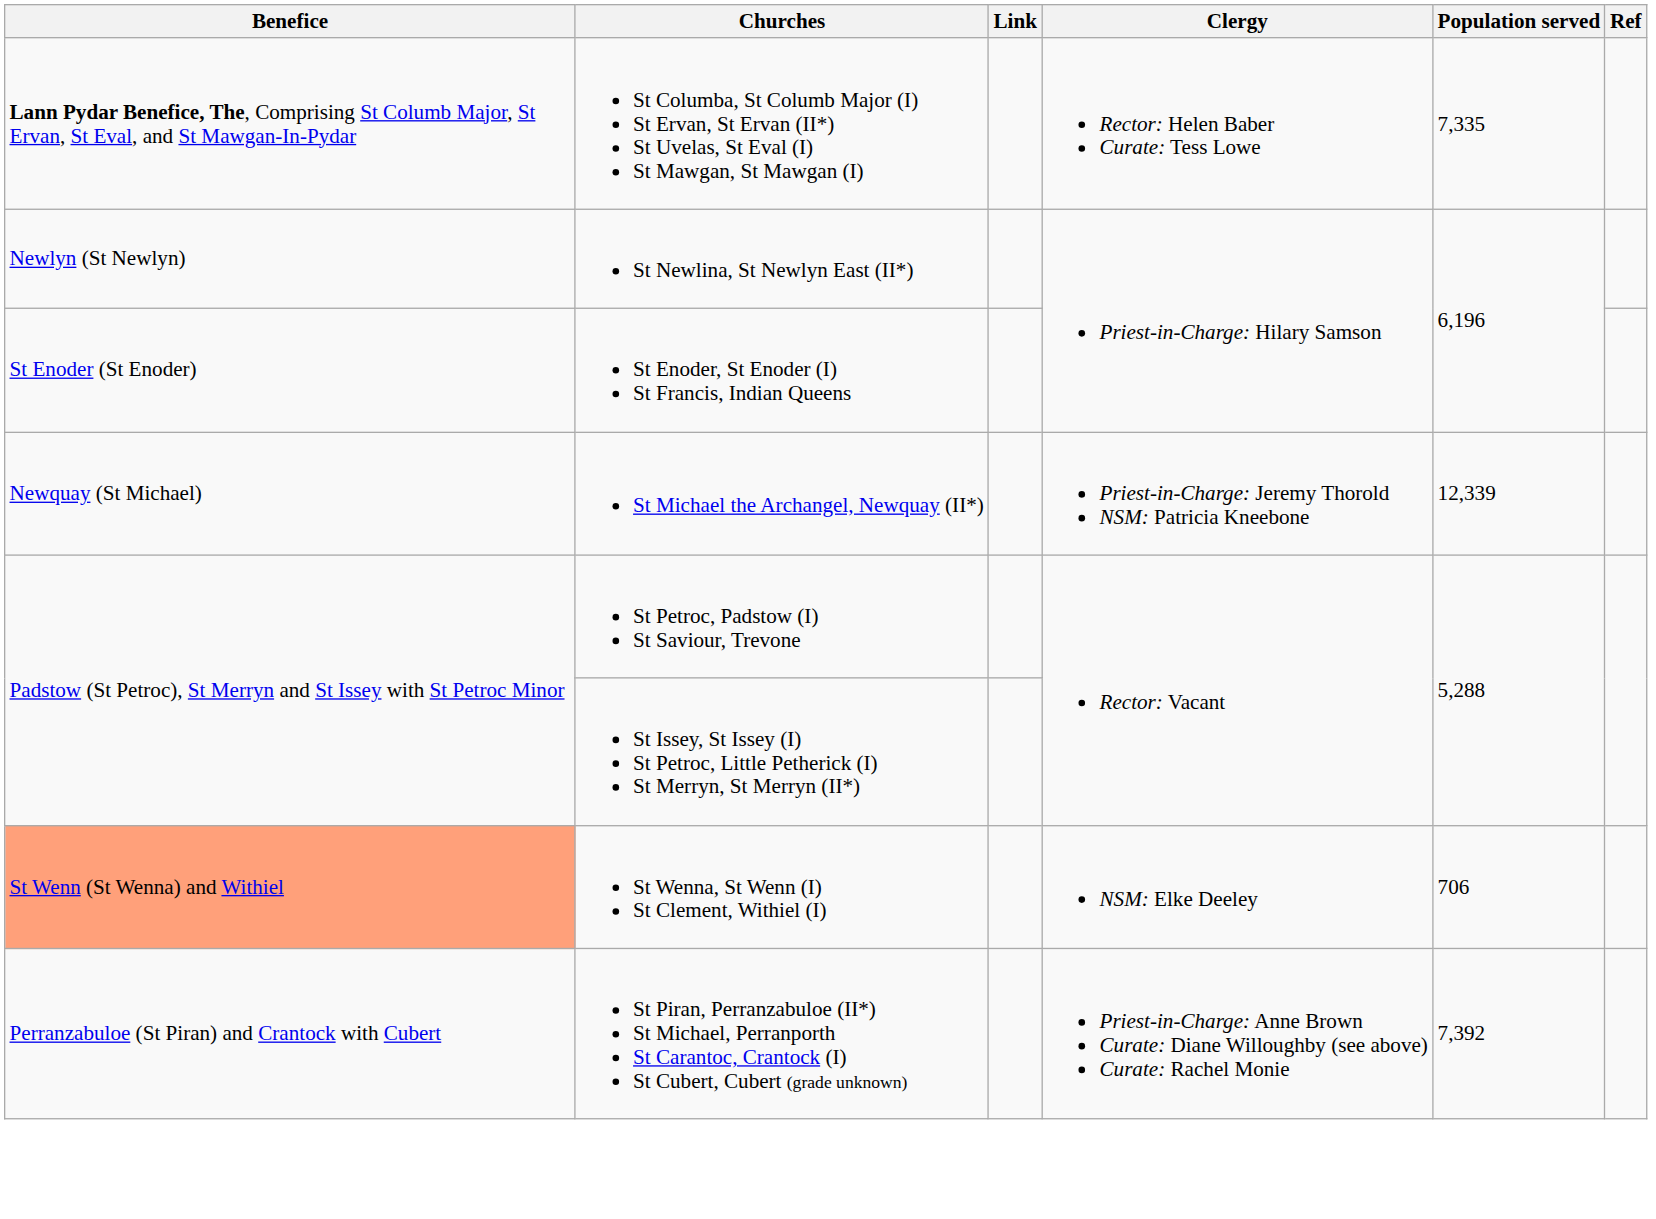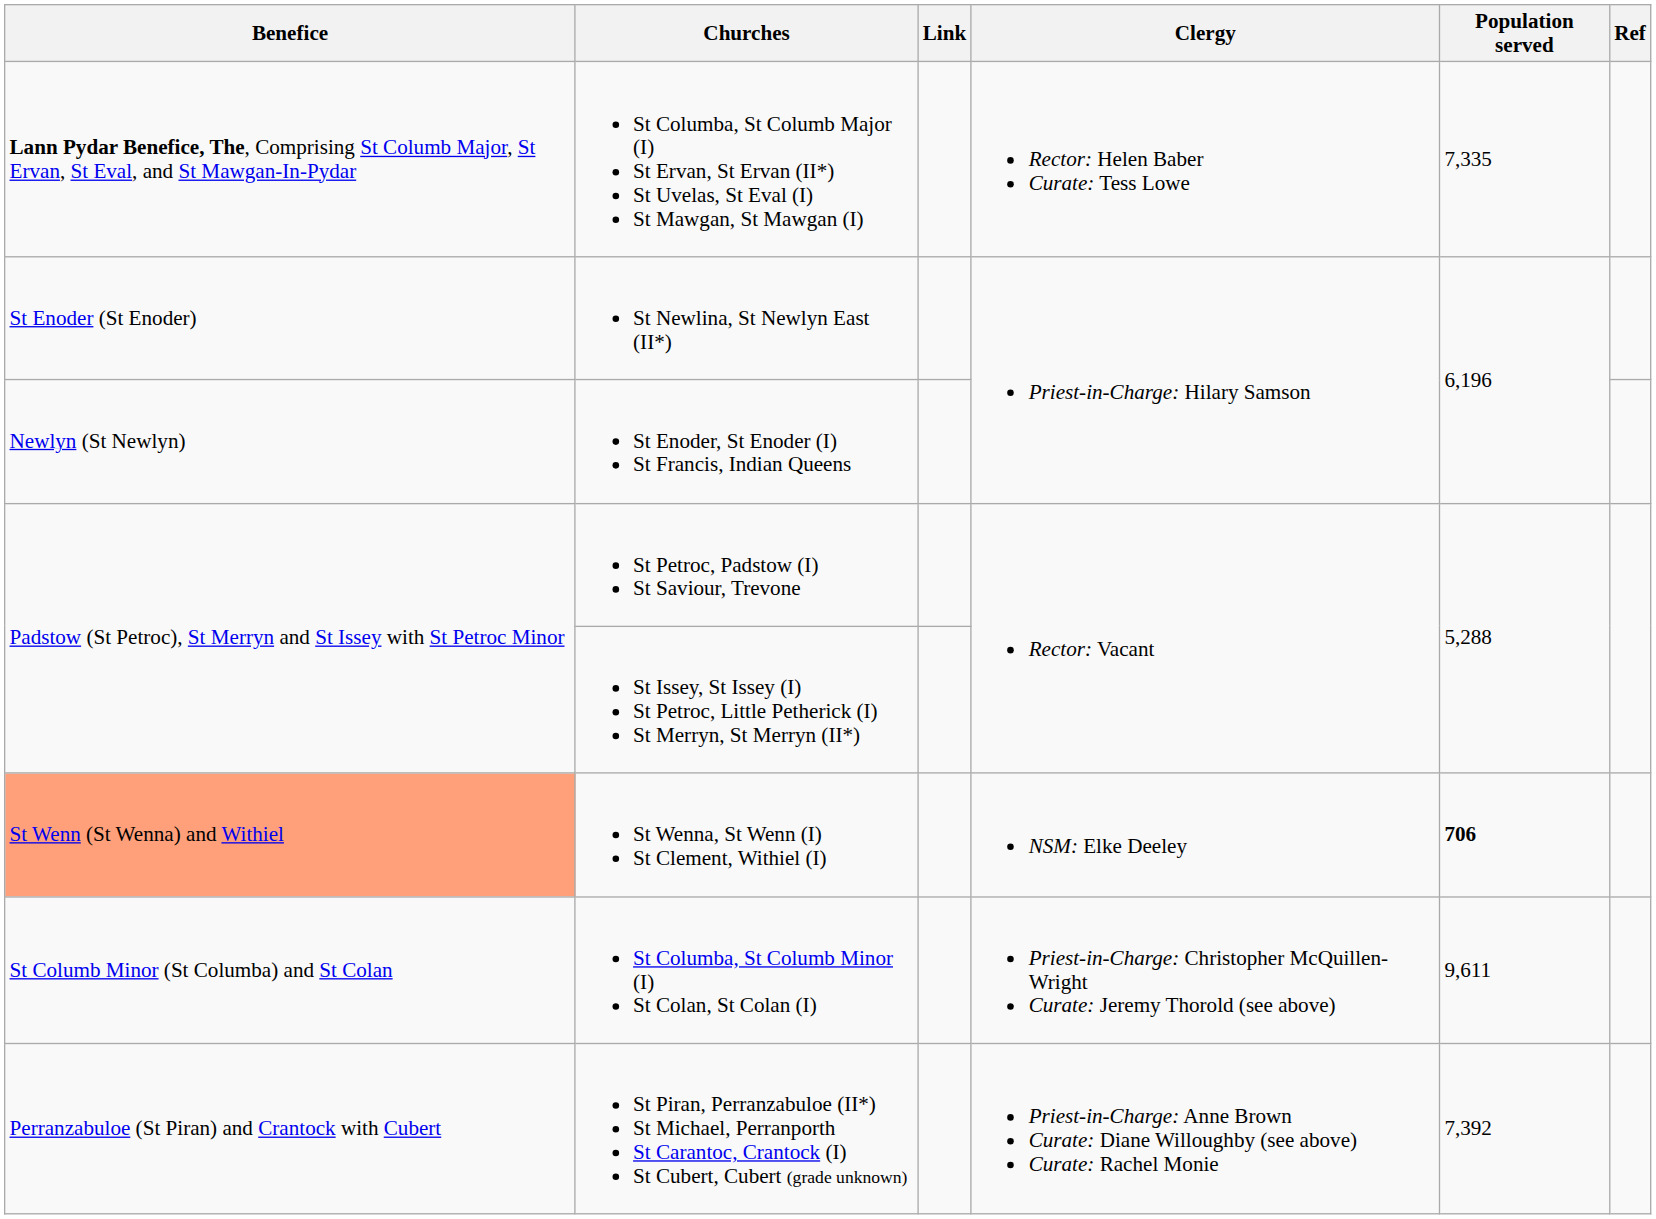(98, 258) Newlyn (St Newlyn) -> (103, 317) St Enoder (St Enoder)
(103, 369) St Enoder (St Enoder) -> (98, 441) Newlyn (St Newlyn)
- row: (782, 505)
(1453, 886) normal -> (1460, 834) bold
+ row: (747, 982)
